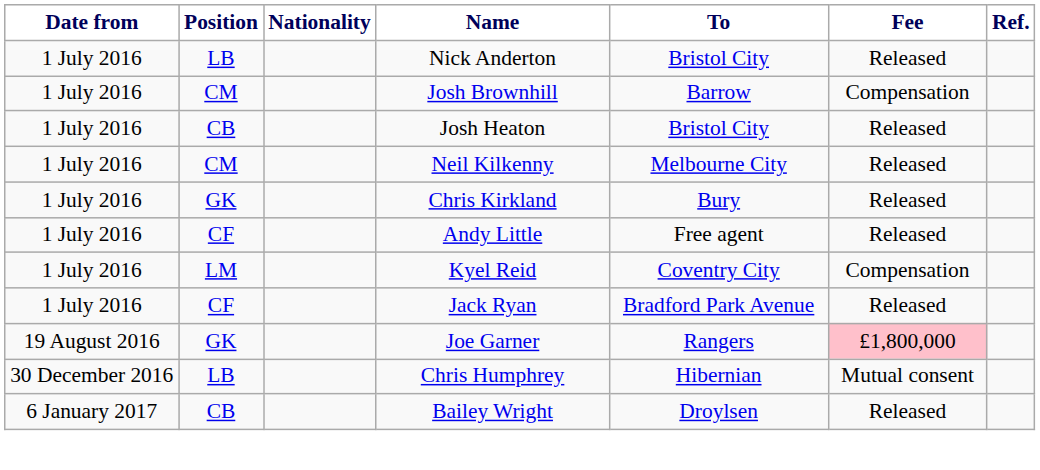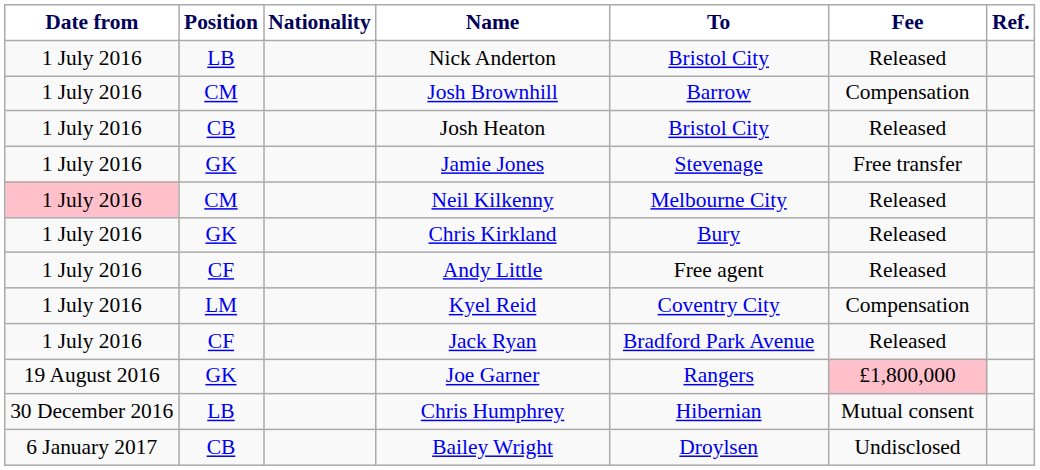+ row: (493, 164)
(92, 164) no background -> (92, 199) pink background
(908, 411) Released -> (908, 447) Undisclosed
